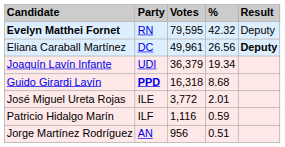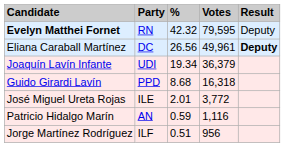columns swapped: (184, 13) <-> (213, 13)
(149, 82) bold -> (149, 82) normal
(146, 116) ILF -> (145, 116) AN
(145, 133) AN -> (146, 133) ILF
